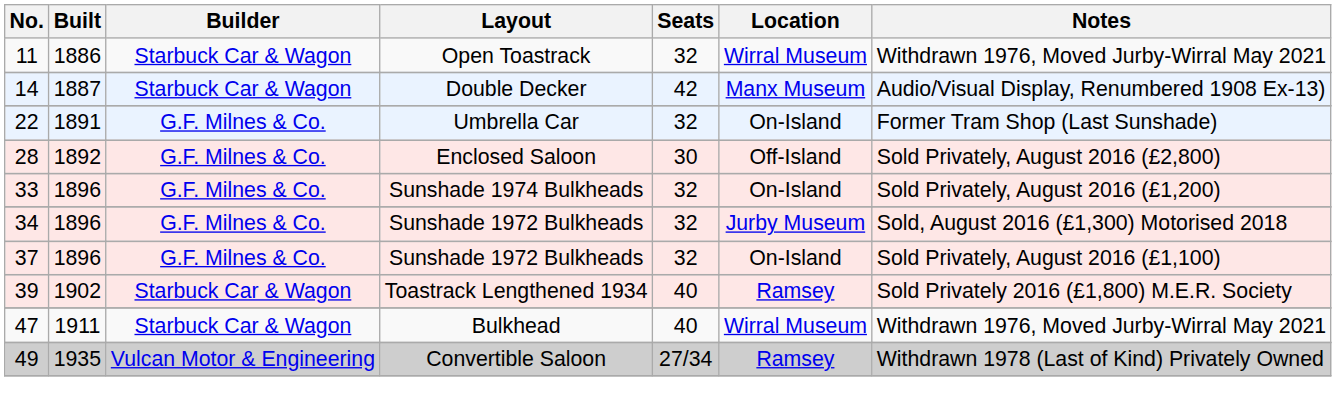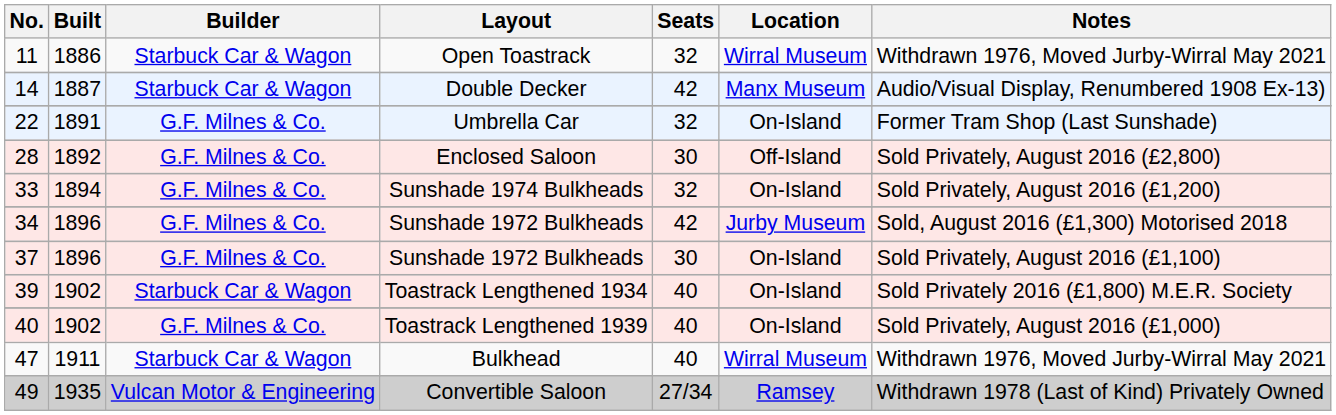(77, 190) 1896 -> (77, 190) 1894
(686, 223) 32 -> (686, 223) 42
(686, 257) 32 -> (686, 257) 30
(795, 291) Ramsey -> (795, 291) On-Island
+ row: (27, 325)
